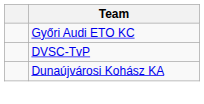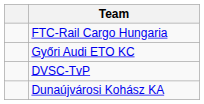+ row: (99, 33)
